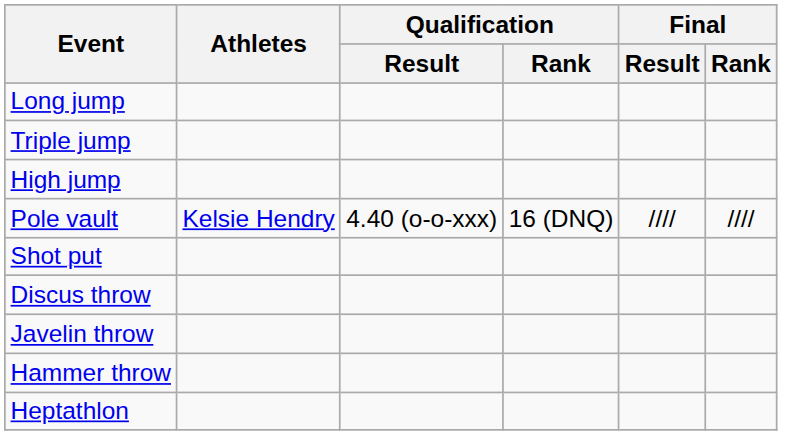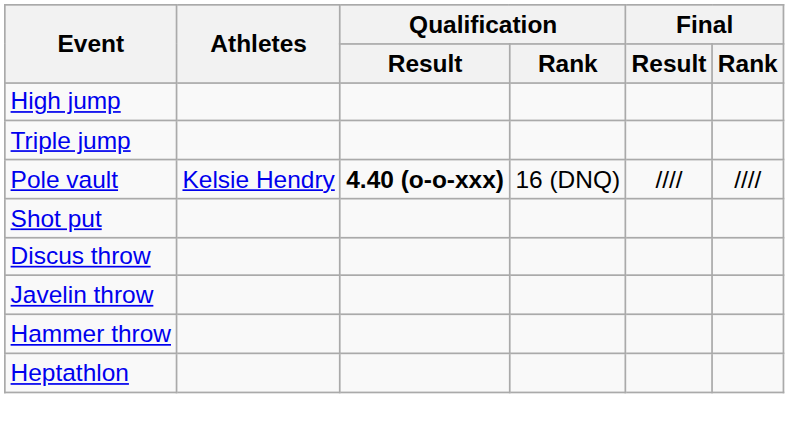- row: (68, 102)
rows swapped: (71, 141) <-> (66, 179)
(422, 218) normal -> (425, 179) bold
